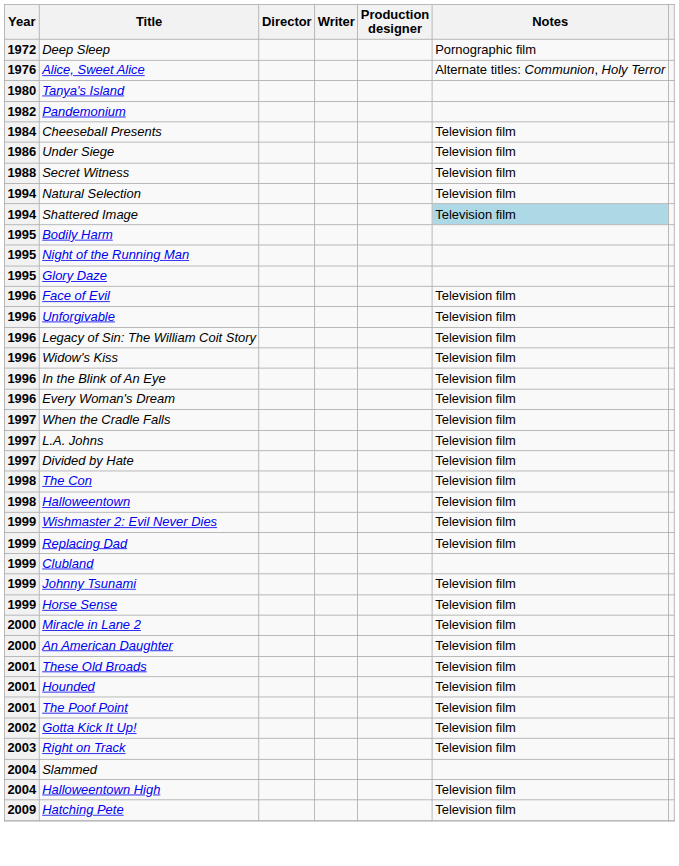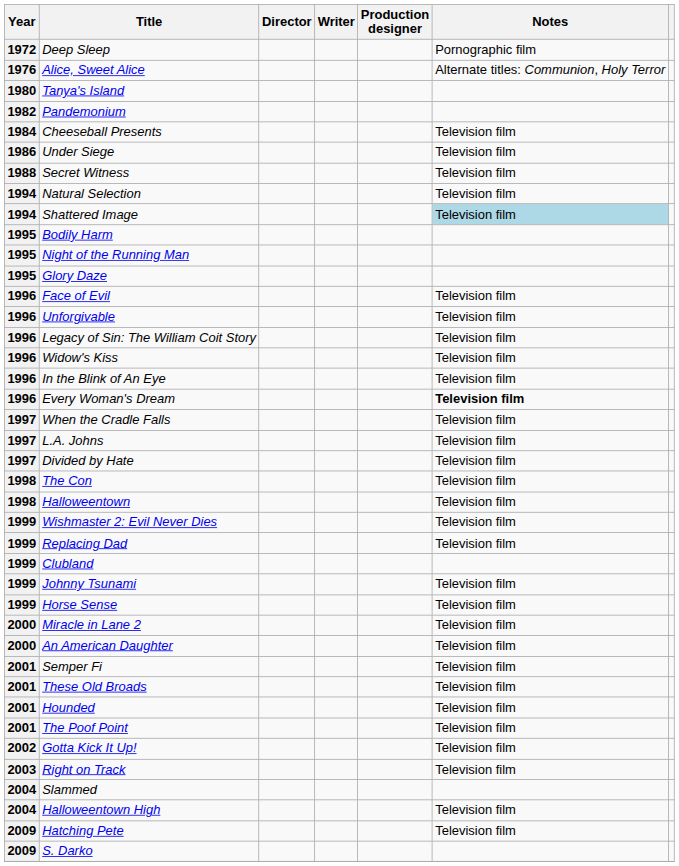(476, 399) normal -> (480, 399) bold
+ row: (72, 666)
+ row: (67, 851)
